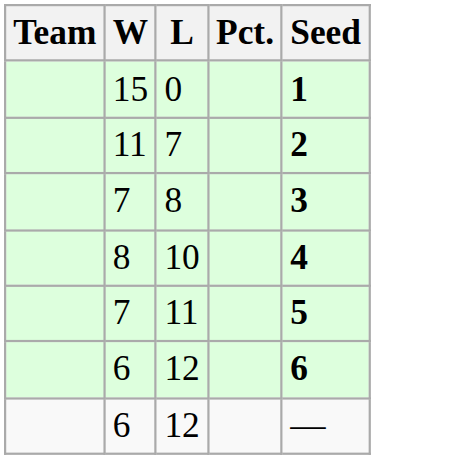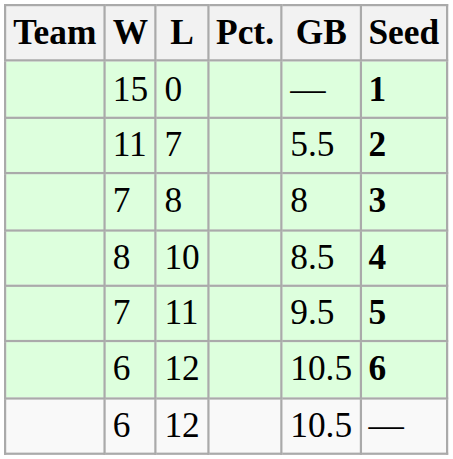+ column: (321, 32)
